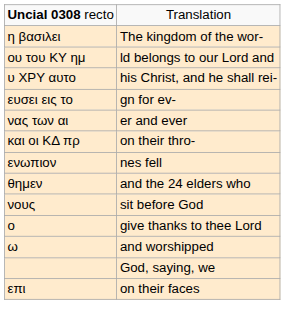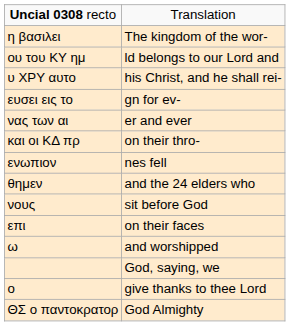rows swapped: (16, 289) <-> (11, 225)
+ row: (63, 310)
